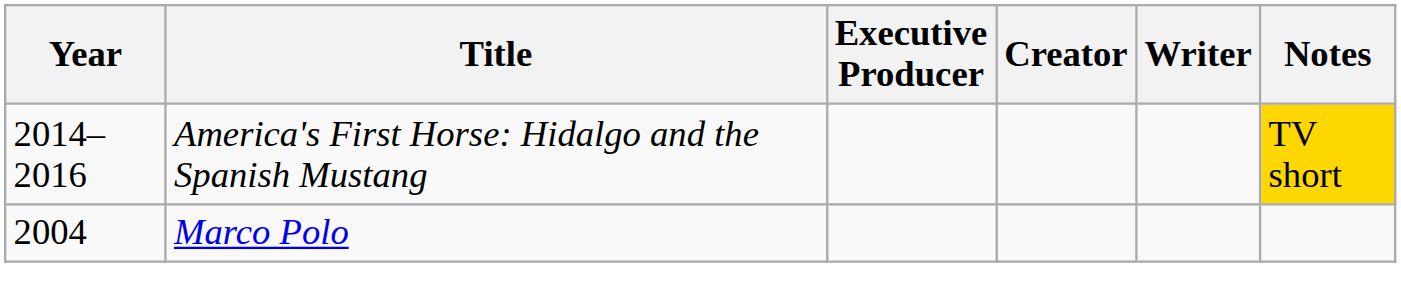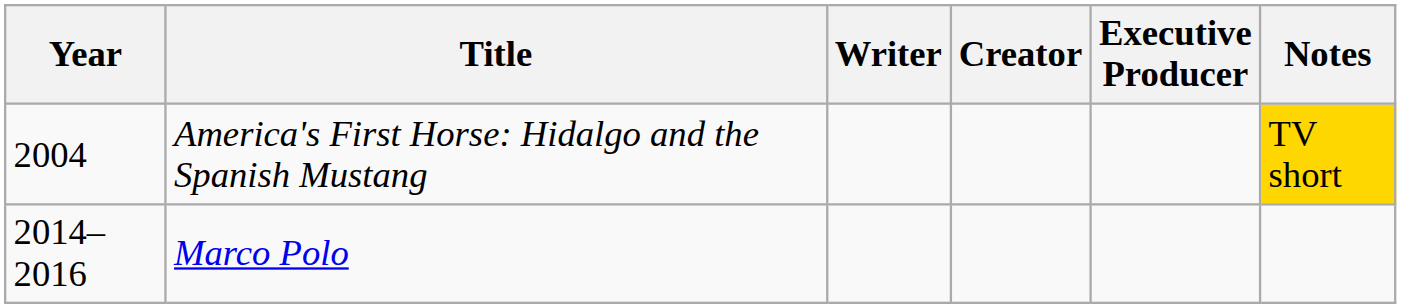columns swapped: (1198, 54) <-> (911, 54)
(59, 153) 2014–2016 -> (50, 153) 2004
(50, 232) 2004 -> (59, 252) 2014–2016
